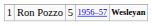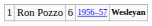(70, 12) 5 -> (70, 12) 6
